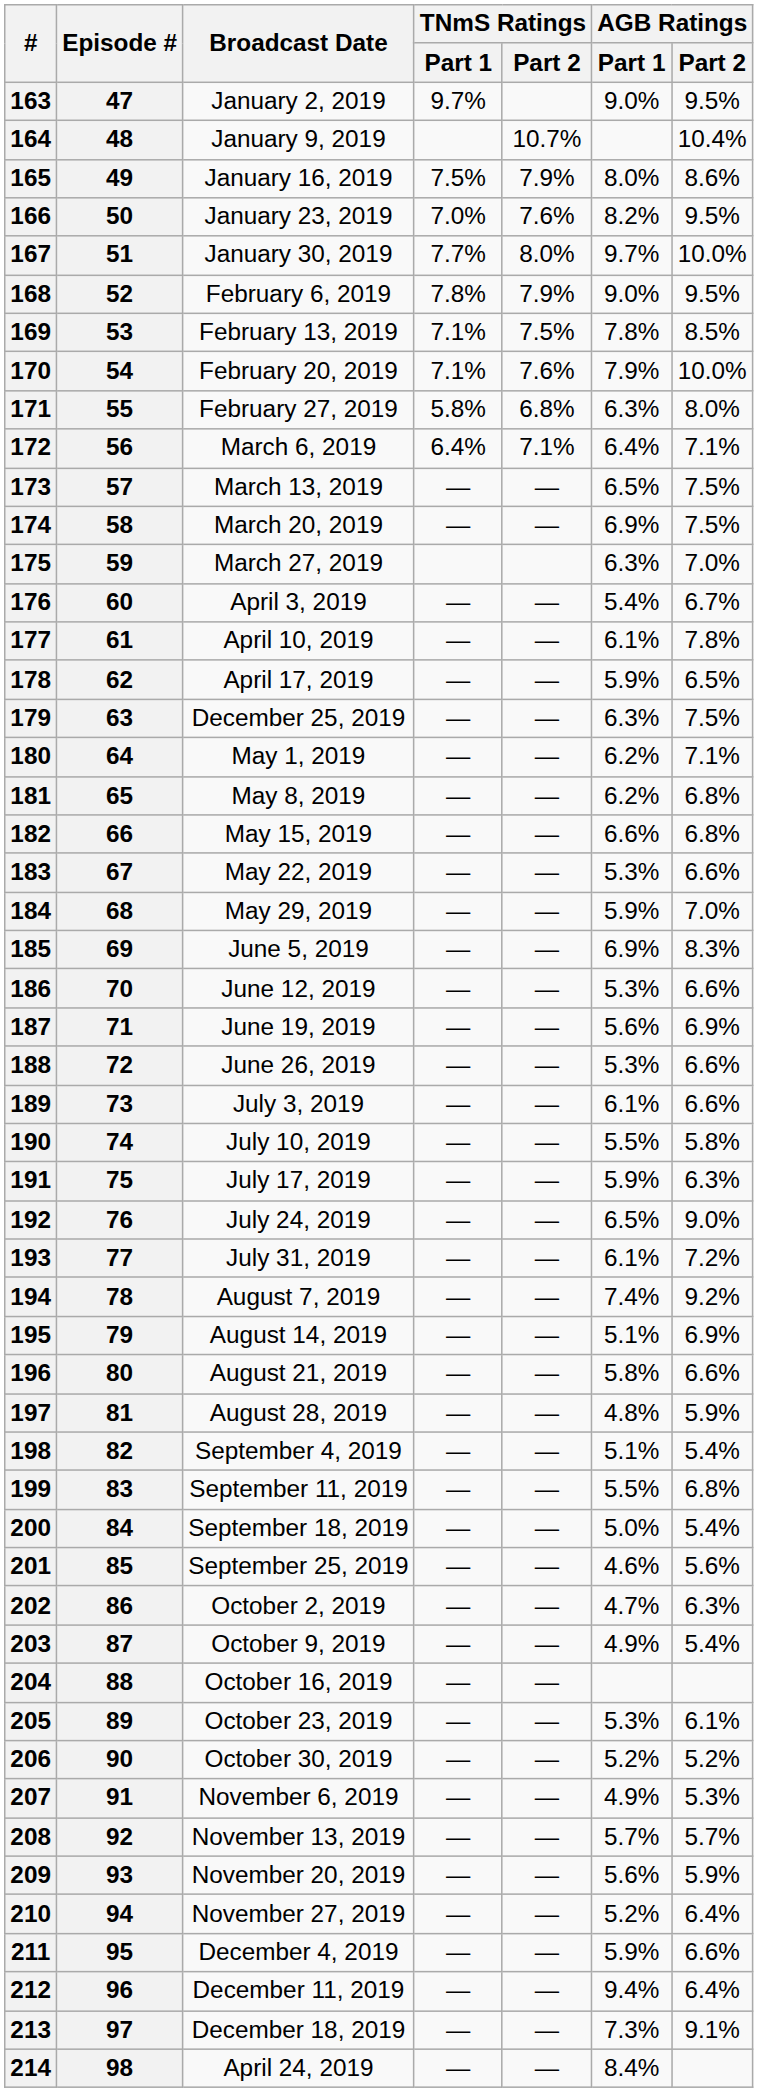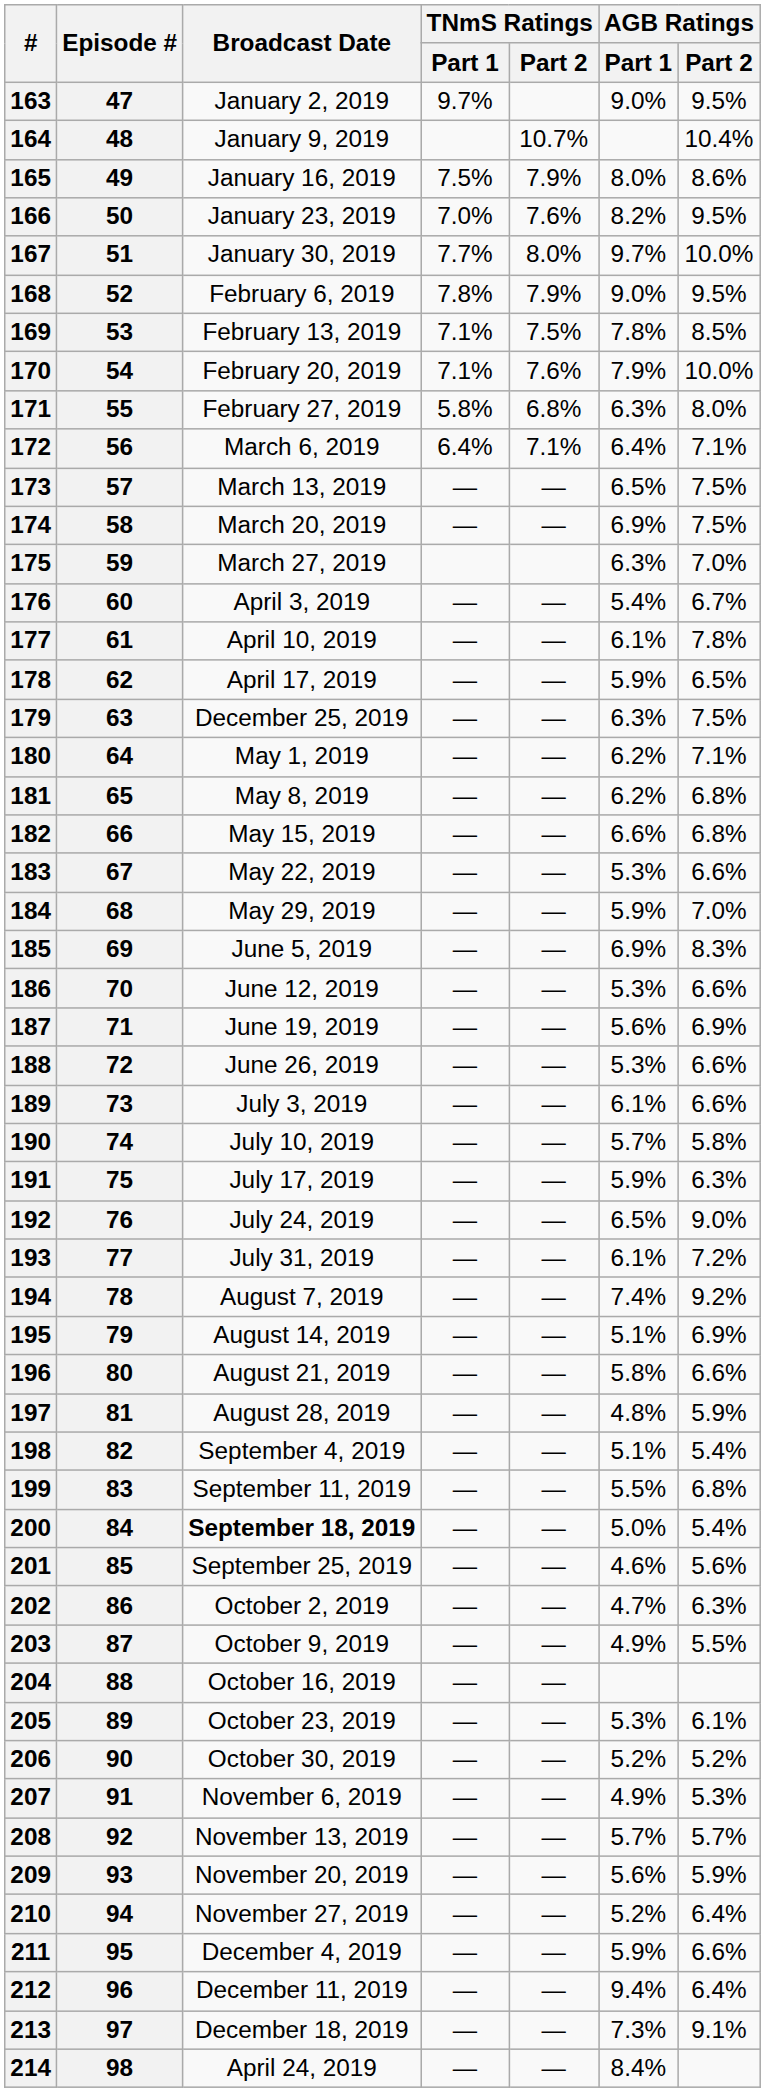(632, 1142) 5.5% -> (638, 1142) 5.7%
(298, 1528) normal -> (302, 1528) bold
(712, 1643) 5.4% -> (719, 1643) 5.5%
